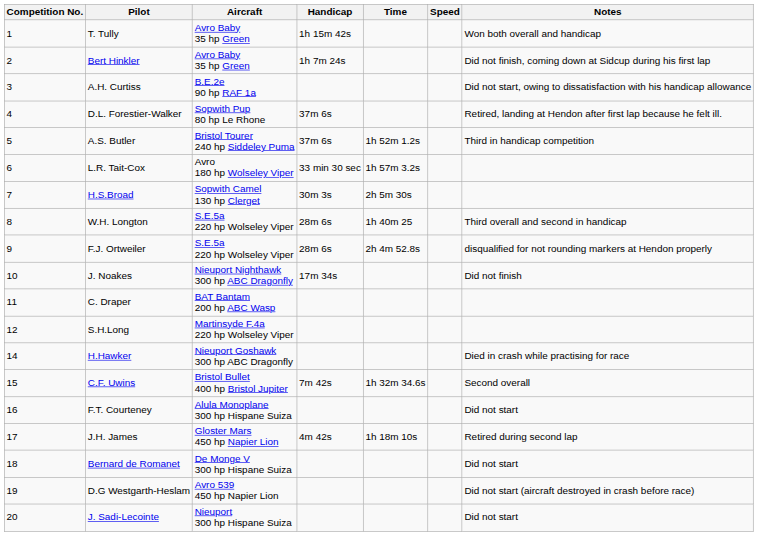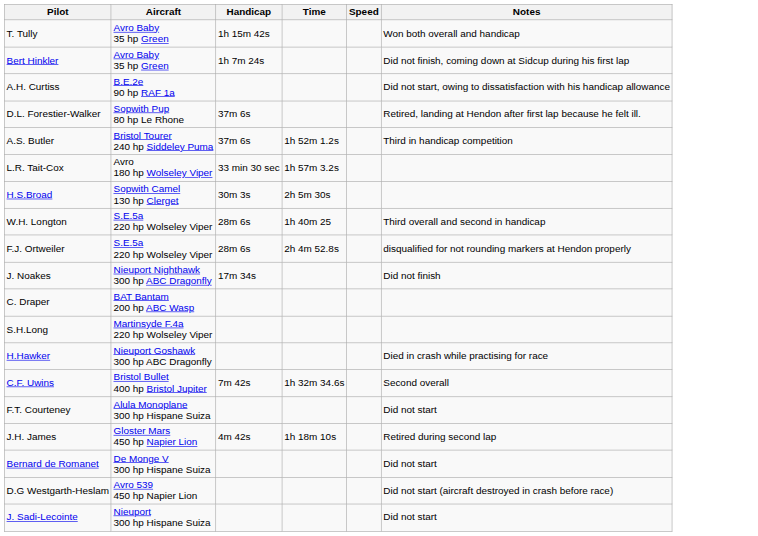- column: (45, 12)
